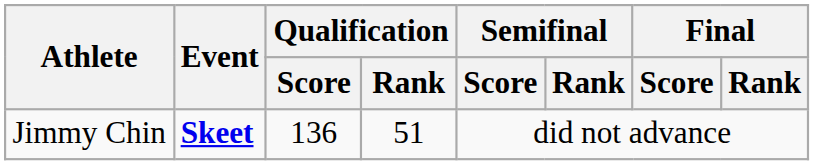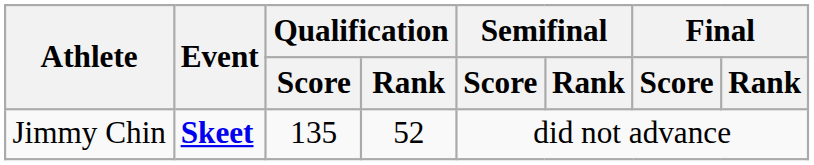(314, 133) 136 -> (314, 133) 135
(409, 133) 51 -> (409, 133) 52
